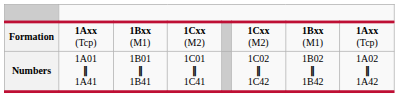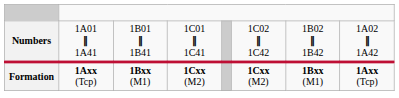rows swapped: (32, 37) <-> (32, 71)
